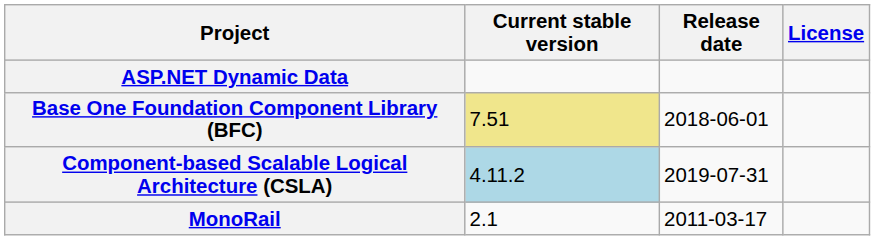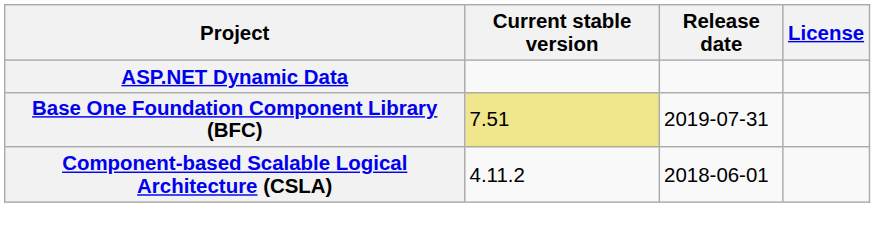(716, 120) 2018-06-01 -> (716, 120) 2019-07-31
(497, 175) lightblue background -> (497, 175) no background
(716, 175) 2019-07-31 -> (716, 175) 2018-06-01
- row: (235, 219)
